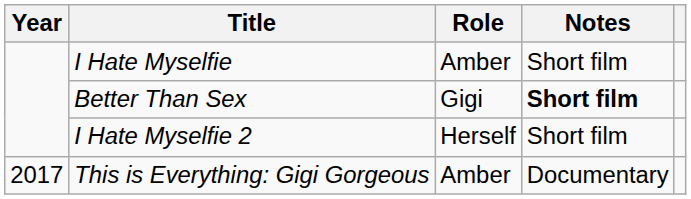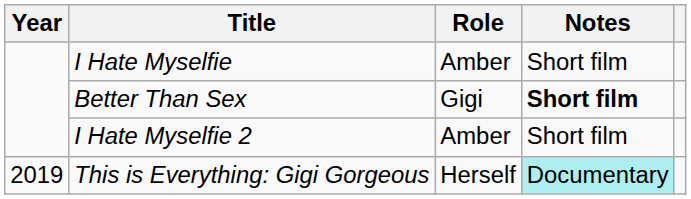(478, 136) Herself -> (475, 136) Amber
(37, 174) 2017 -> (37, 174) 2019
(475, 174) Amber -> (478, 174) Herself
(598, 174) no background -> (598, 174) paleturquoise background
